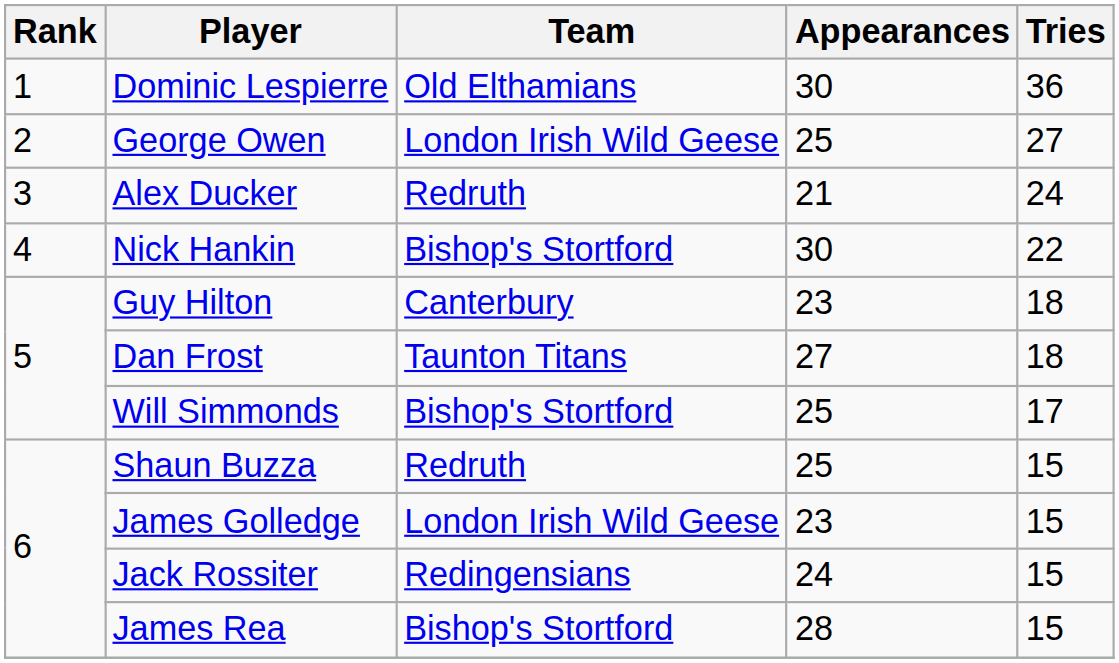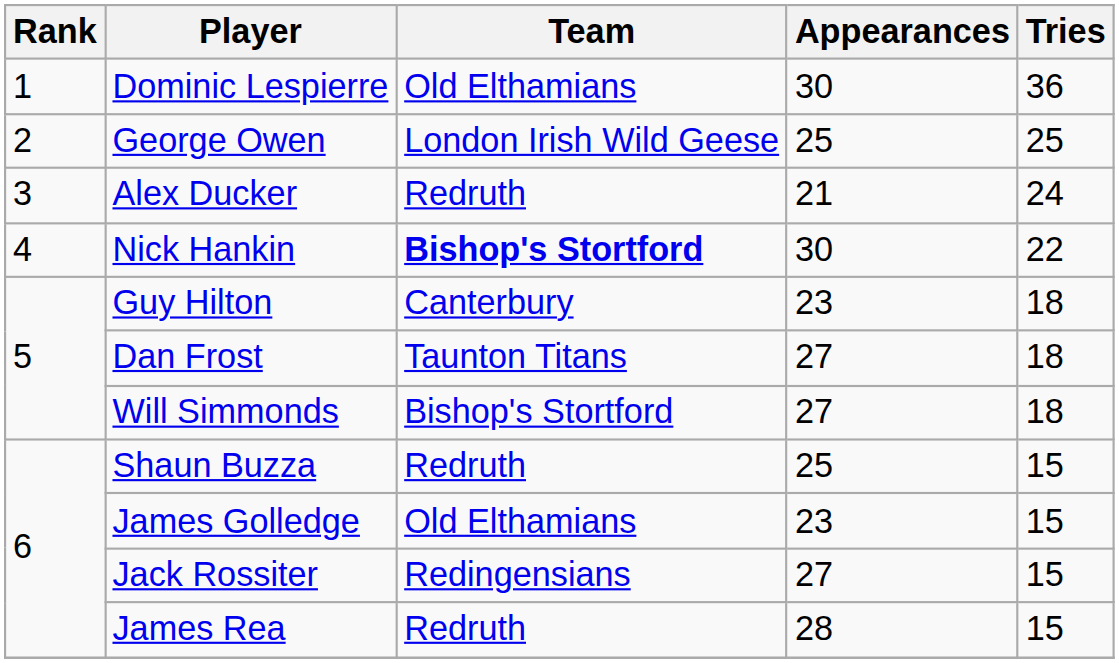(1045, 140) 27 -> (1045, 140) 25
(539, 248) normal -> (554, 248) bold
(814, 411) 25 -> (814, 411) 27
(1045, 411) 17 -> (1045, 411) 18
(592, 520) London Irish Wild Geese -> (520, 520) Old Elthamians
(814, 574) 24 -> (814, 574) 27
(539, 628) Bishop's Stortford -> (465, 628) Redruth
